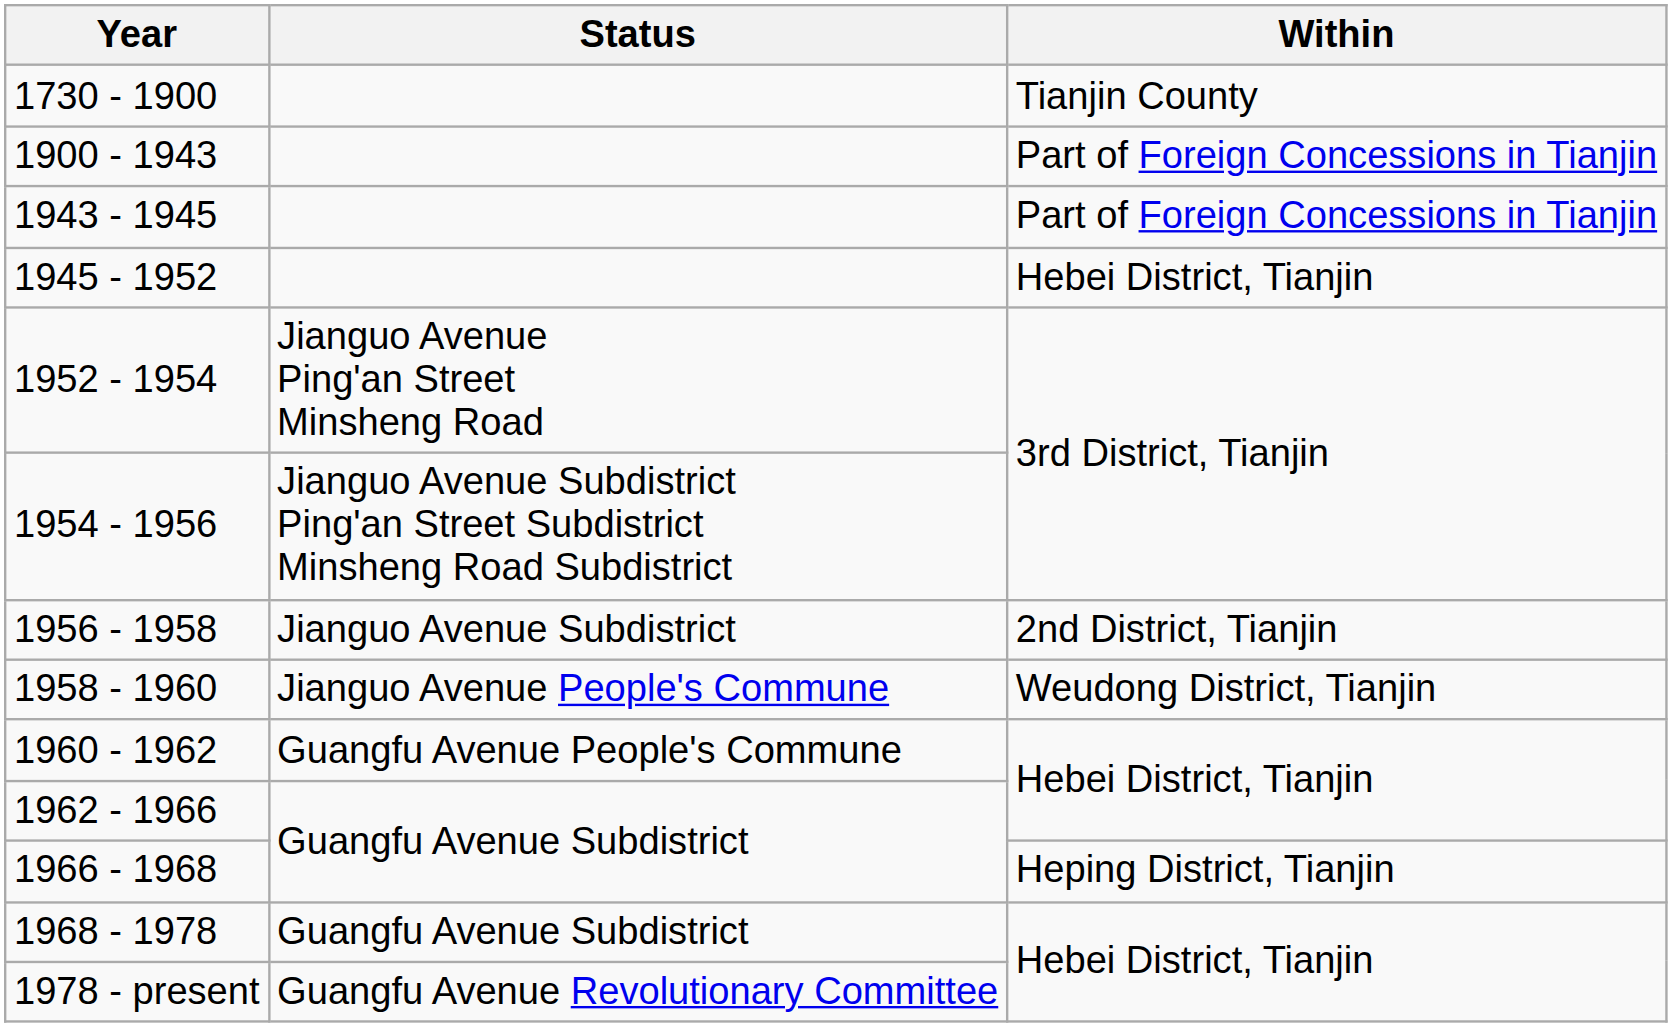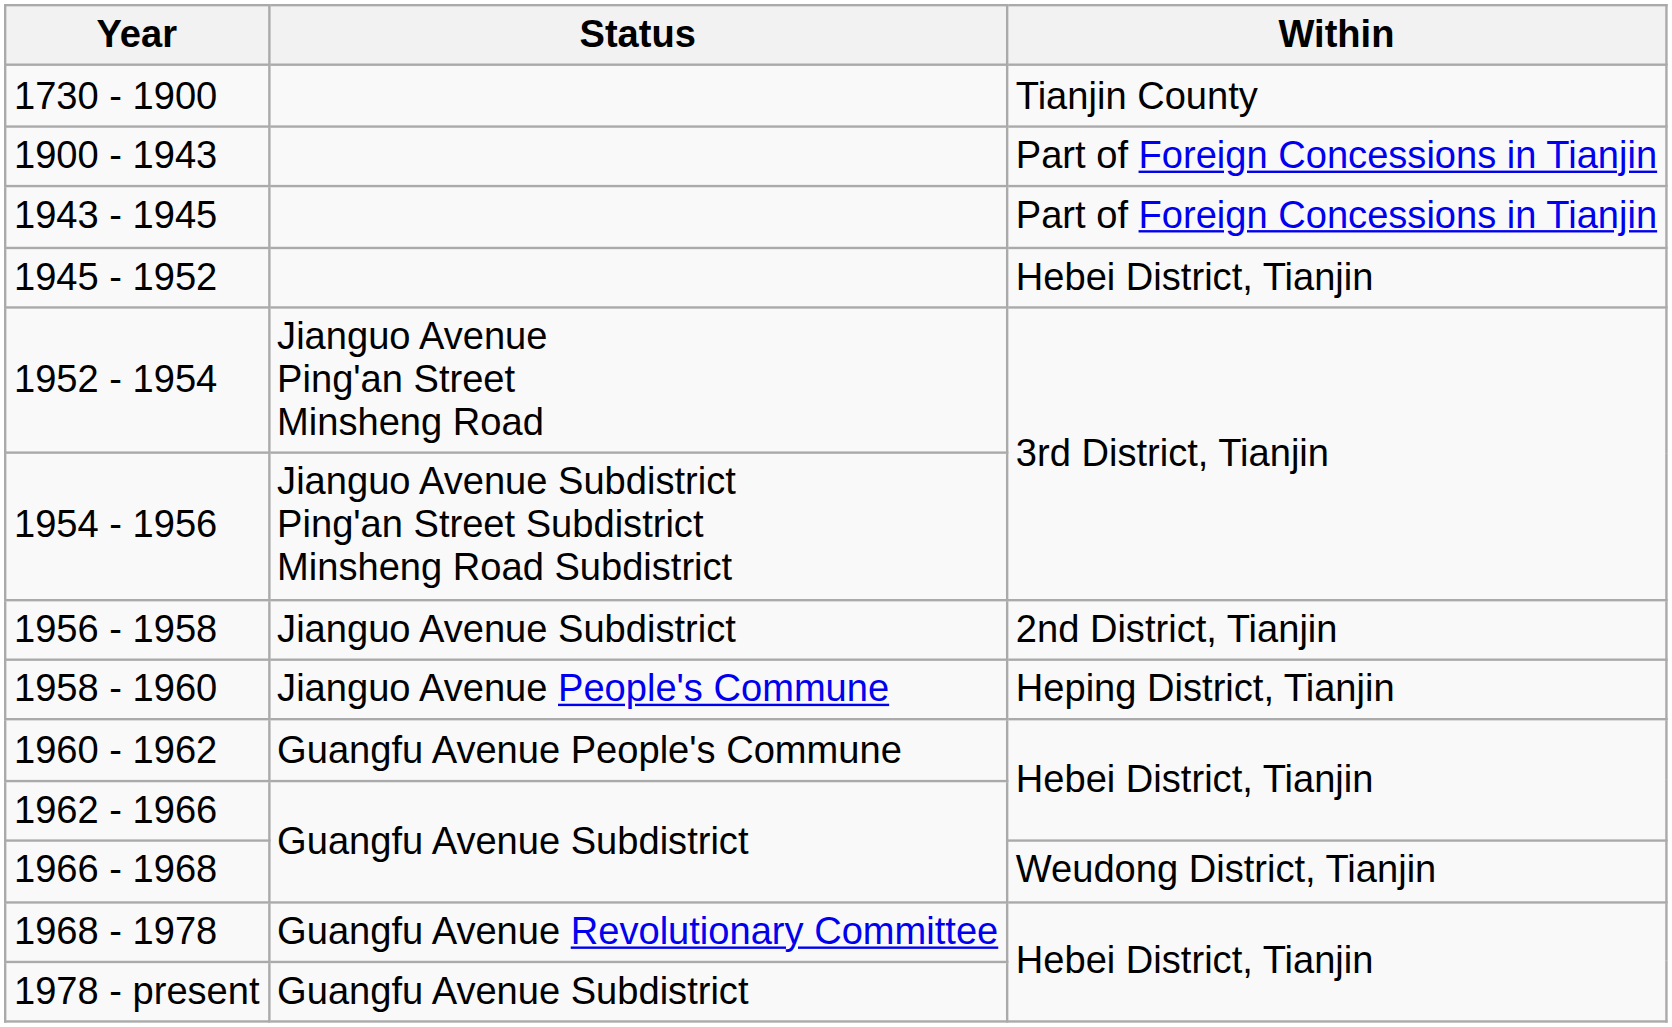(1226, 689) Weudong District, Tianjin -> (1205, 689) Heping District, Tianjin
(1205, 870) Heping District, Tianjin -> (1226, 870) Weudong District, Tianjin
(513, 930) Guangfu Avenue Subdistrict -> (638, 930) Guangfu Avenue Revolutionary Committee
(638, 991) Guangfu Avenue Revolutionary Committee -> (513, 991) Guangfu Avenue Subdistrict
